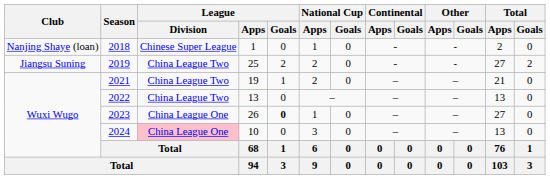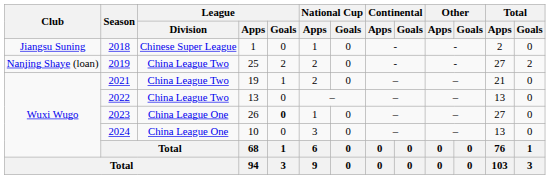(53, 47) Nanjing Shaye (loan) -> (53, 47) Jiangsu Suning
(53, 64) Jiangsu Suning -> (53, 64) Nanjing Shaye (loan)
(188, 132) pink background -> (188, 132) no background
